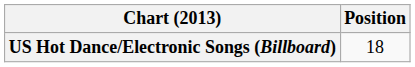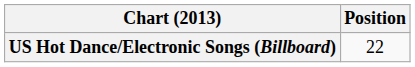(375, 47) 18 -> (375, 47) 22
